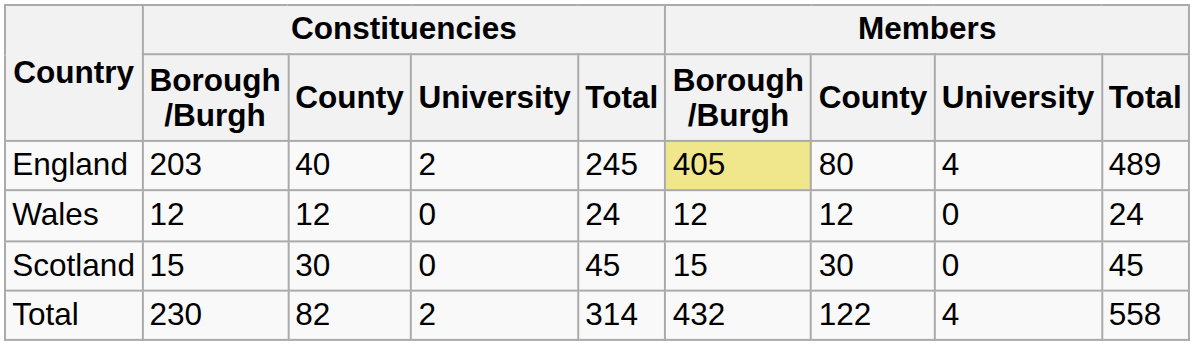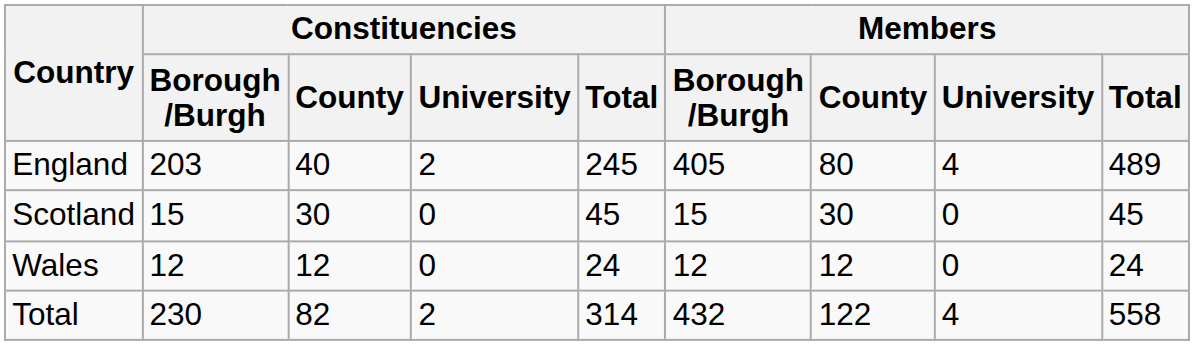(699, 164) khaki background -> (699, 164) no background
rows swapped: (55, 214) <-> (74, 264)
